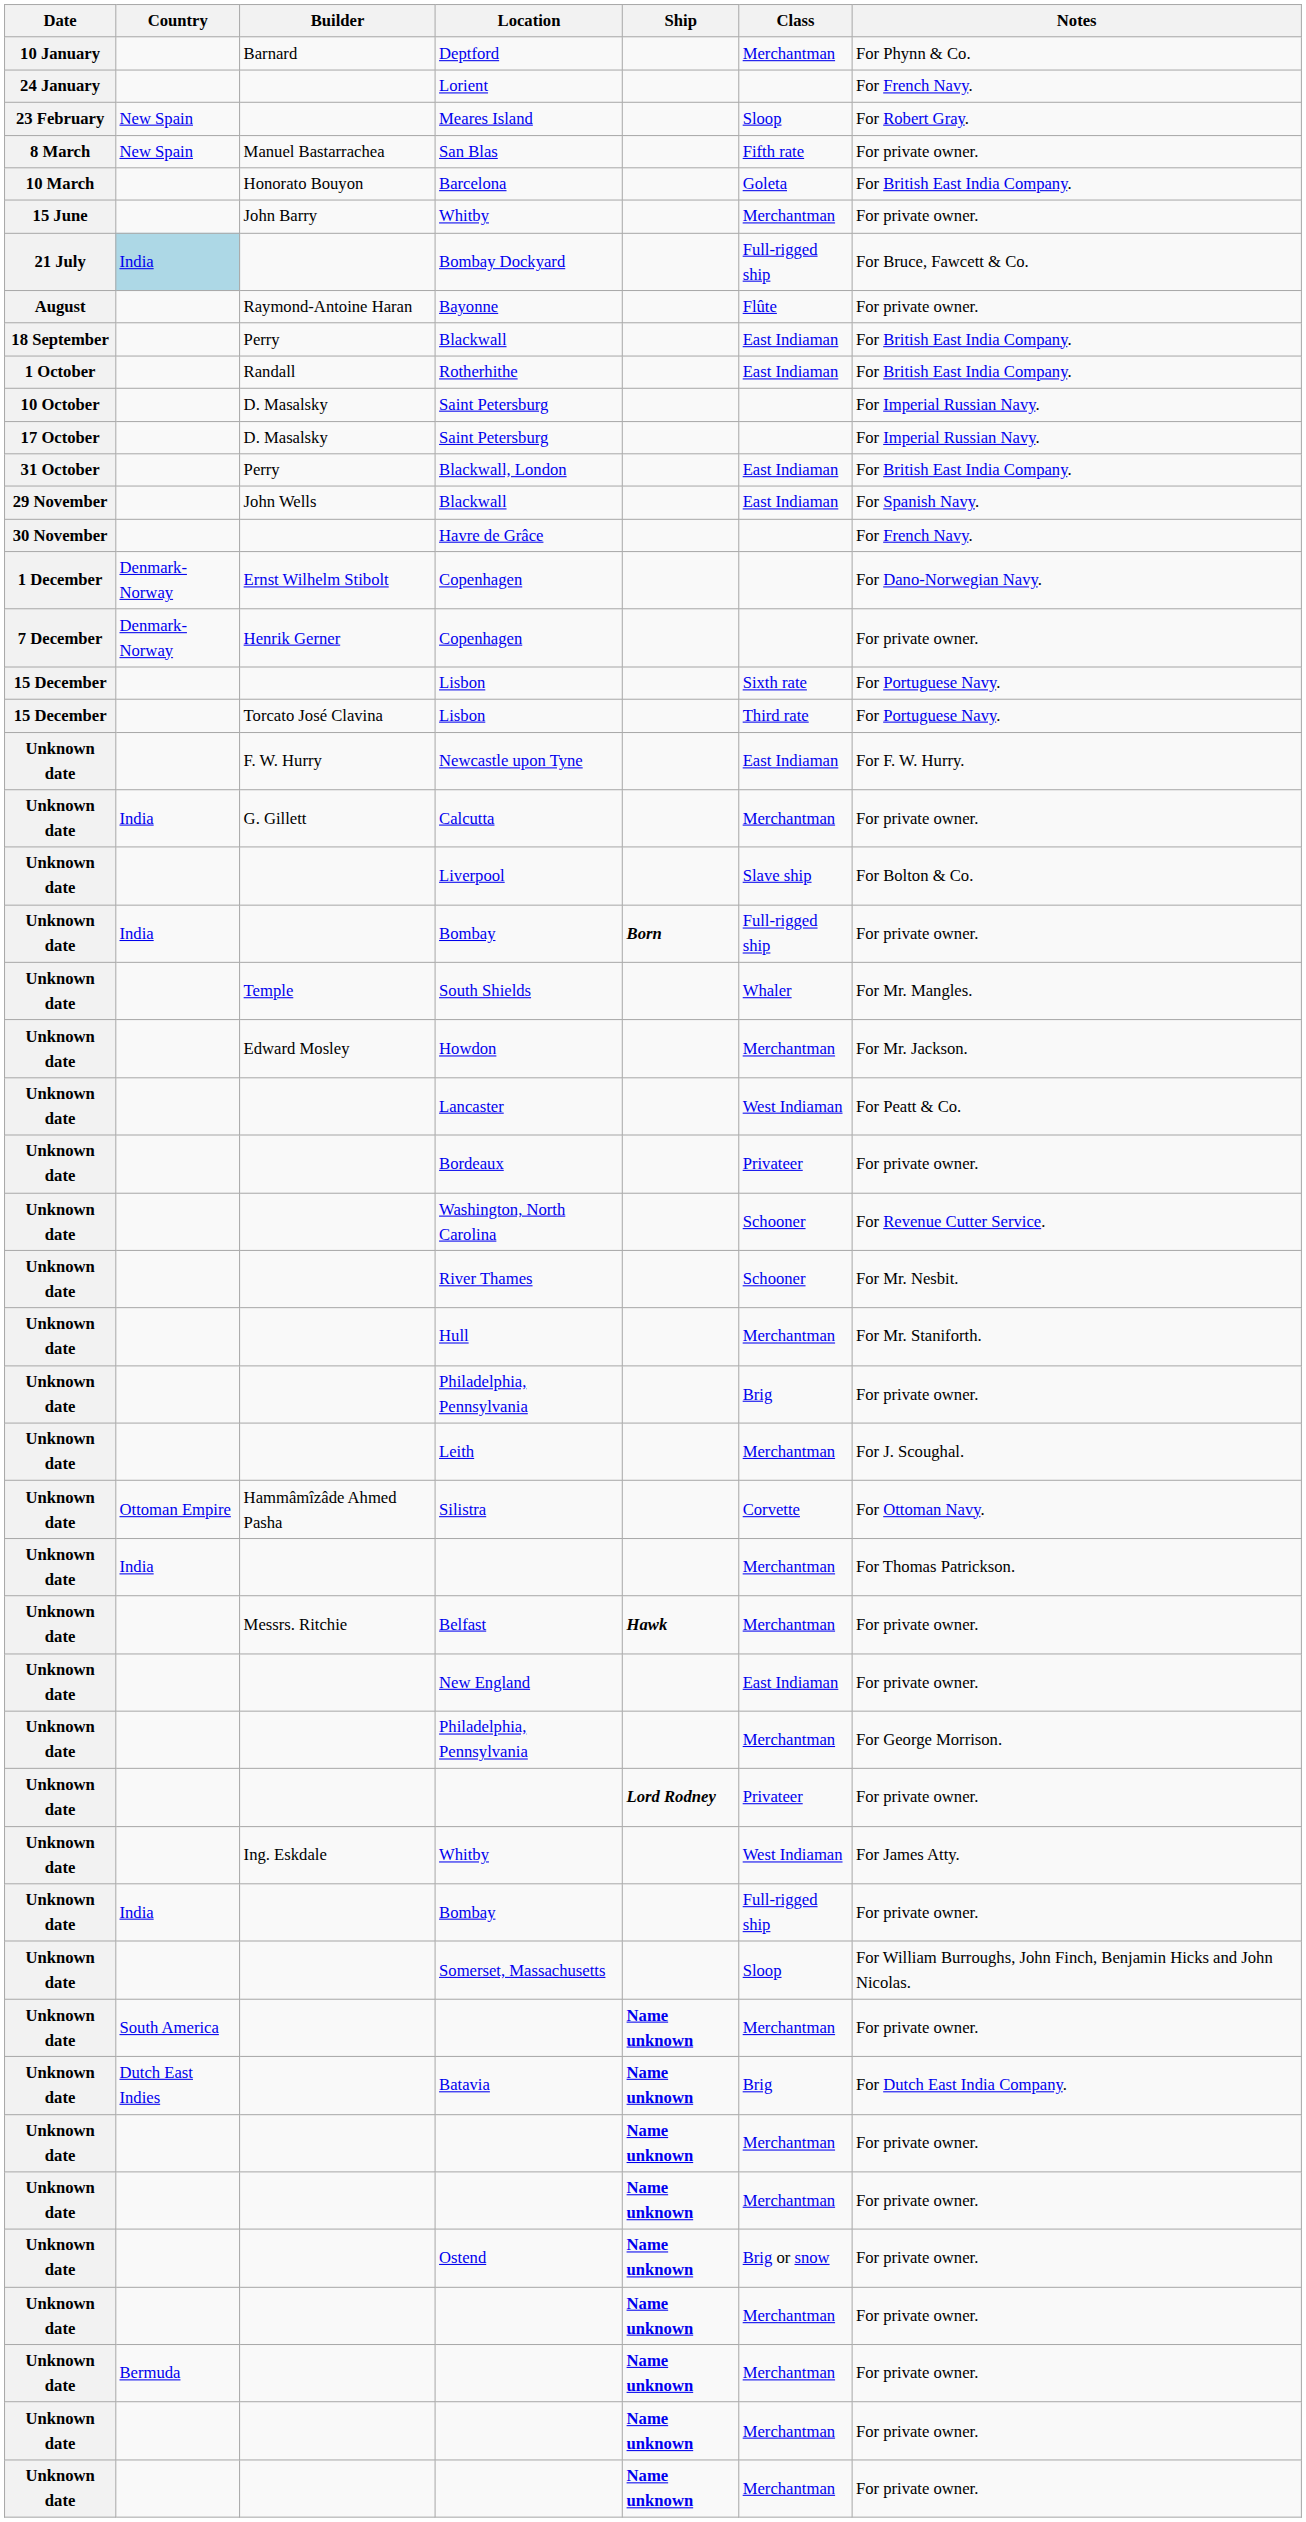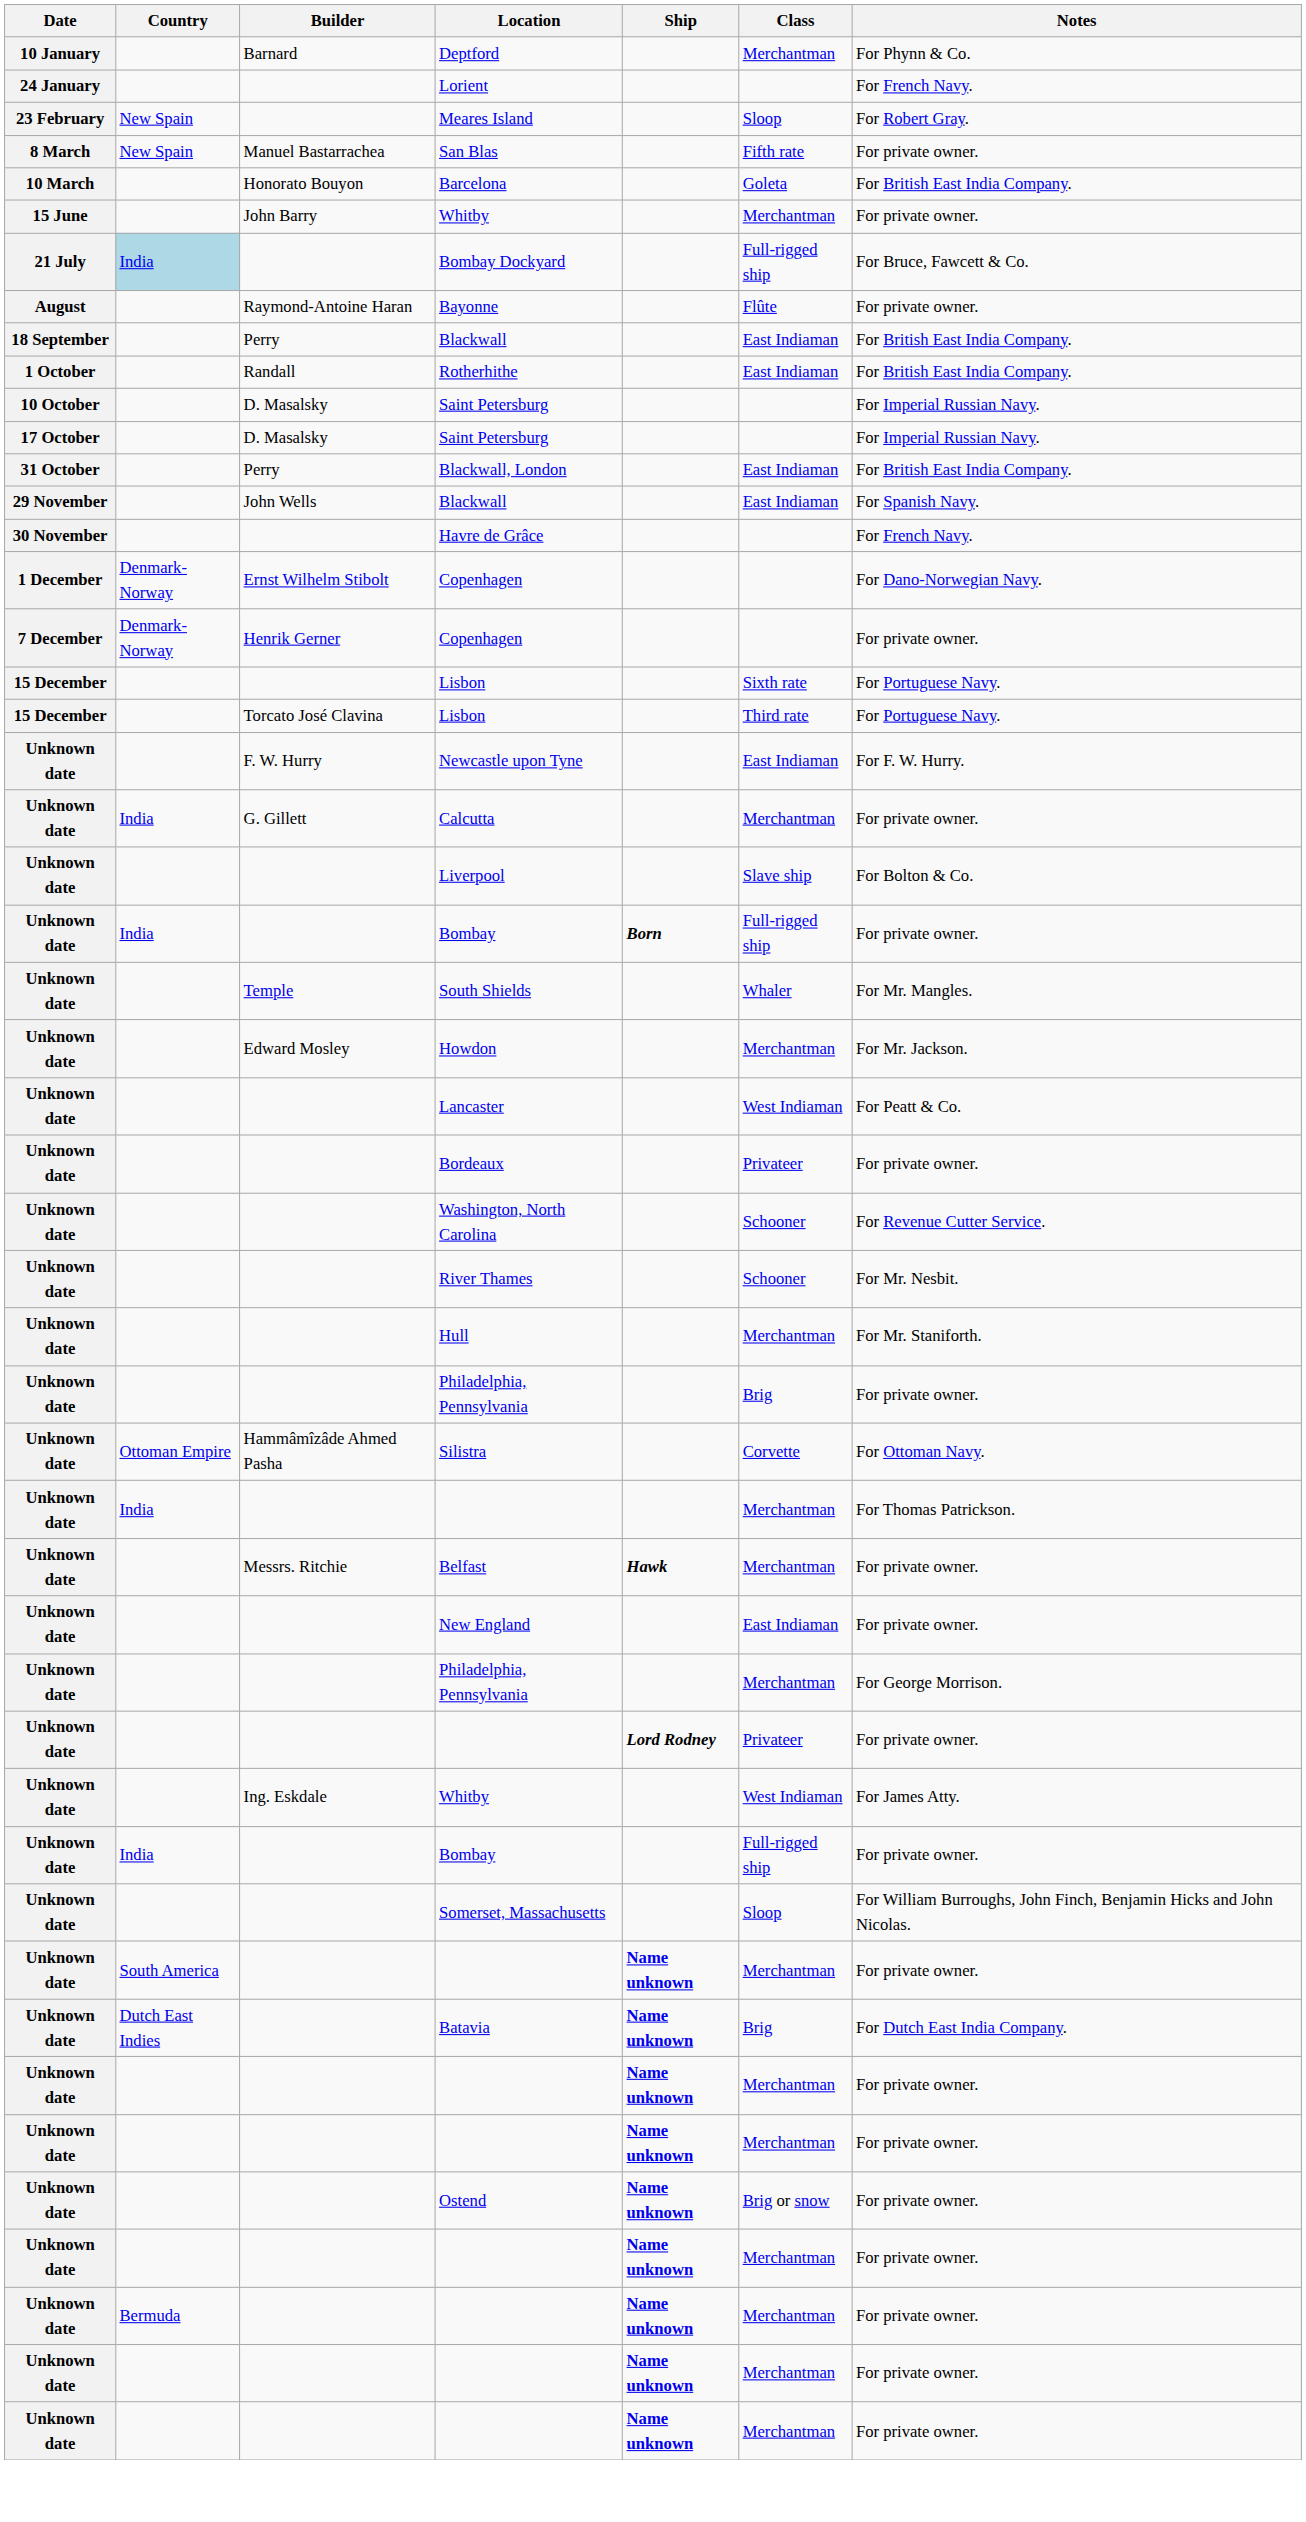- row: (338, 1452)
